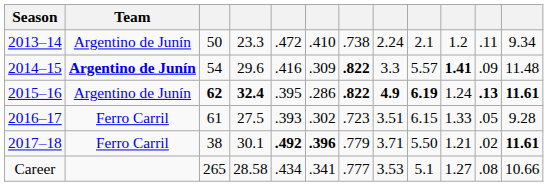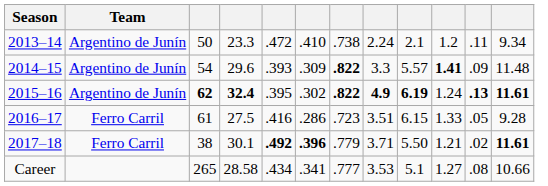(132, 67) bold -> (128, 67) normal
(288, 67) .416 -> (279, 67) .393
(322, 93) .286 -> (313, 93) .302
(288, 118) .393 -> (279, 118) .416
(322, 118) .302 -> (313, 118) .286
